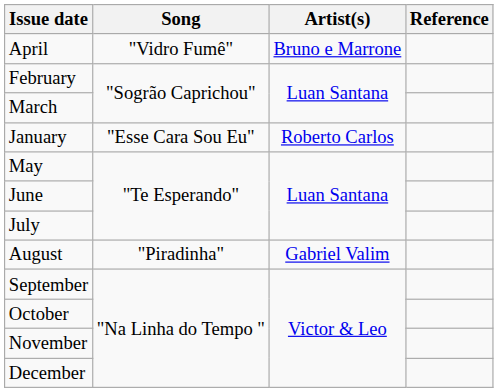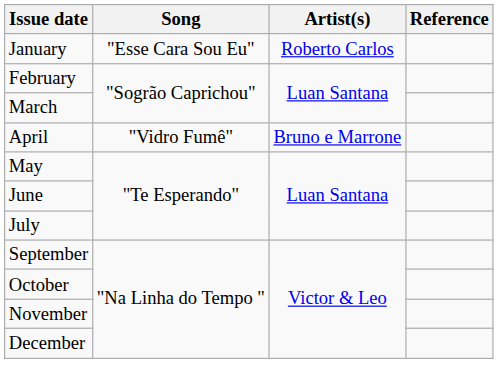rows swapped: (38, 136) <-> (28, 48)
- row: (36, 254)
